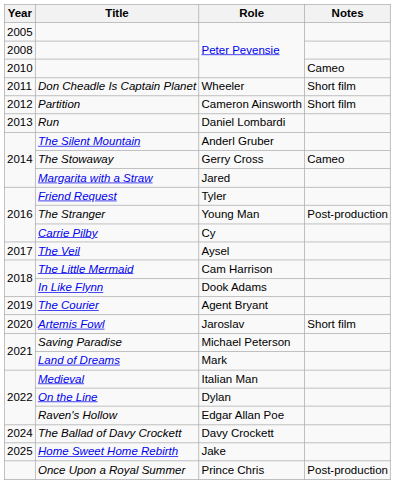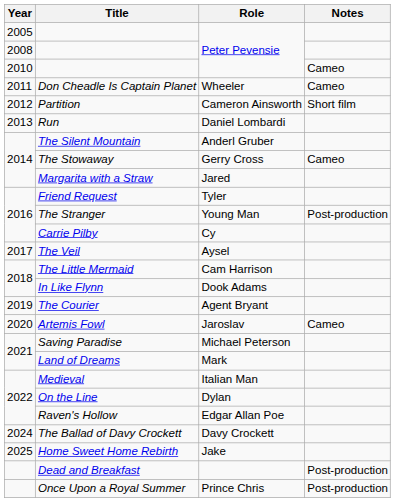(332, 86) Short film -> (326, 86) Cameo
(332, 324) Short film -> (326, 324) Cameo
+ row: (20, 470)
